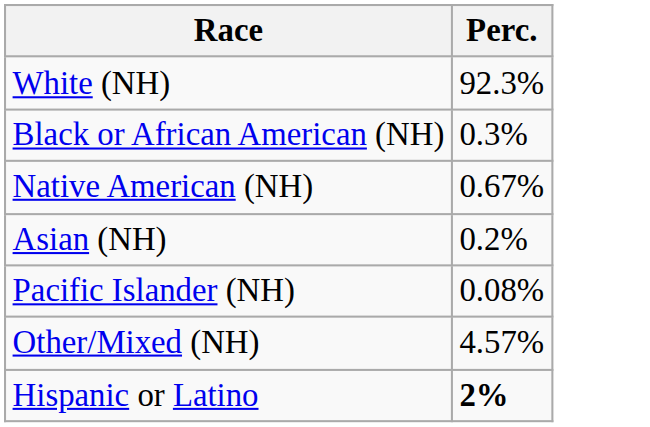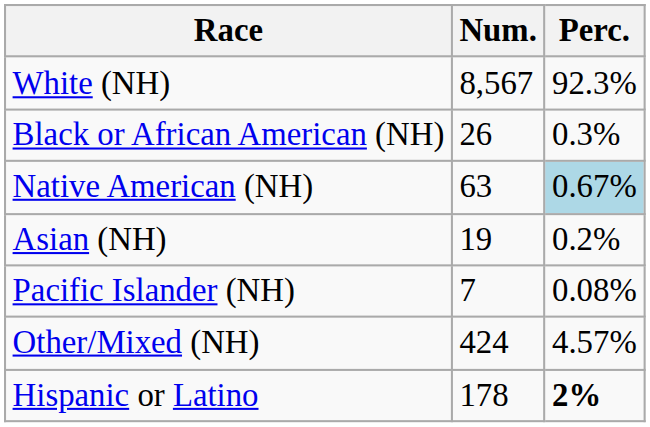+ column: (498, 30)
(502, 186) no background -> (594, 186) lightblue background
